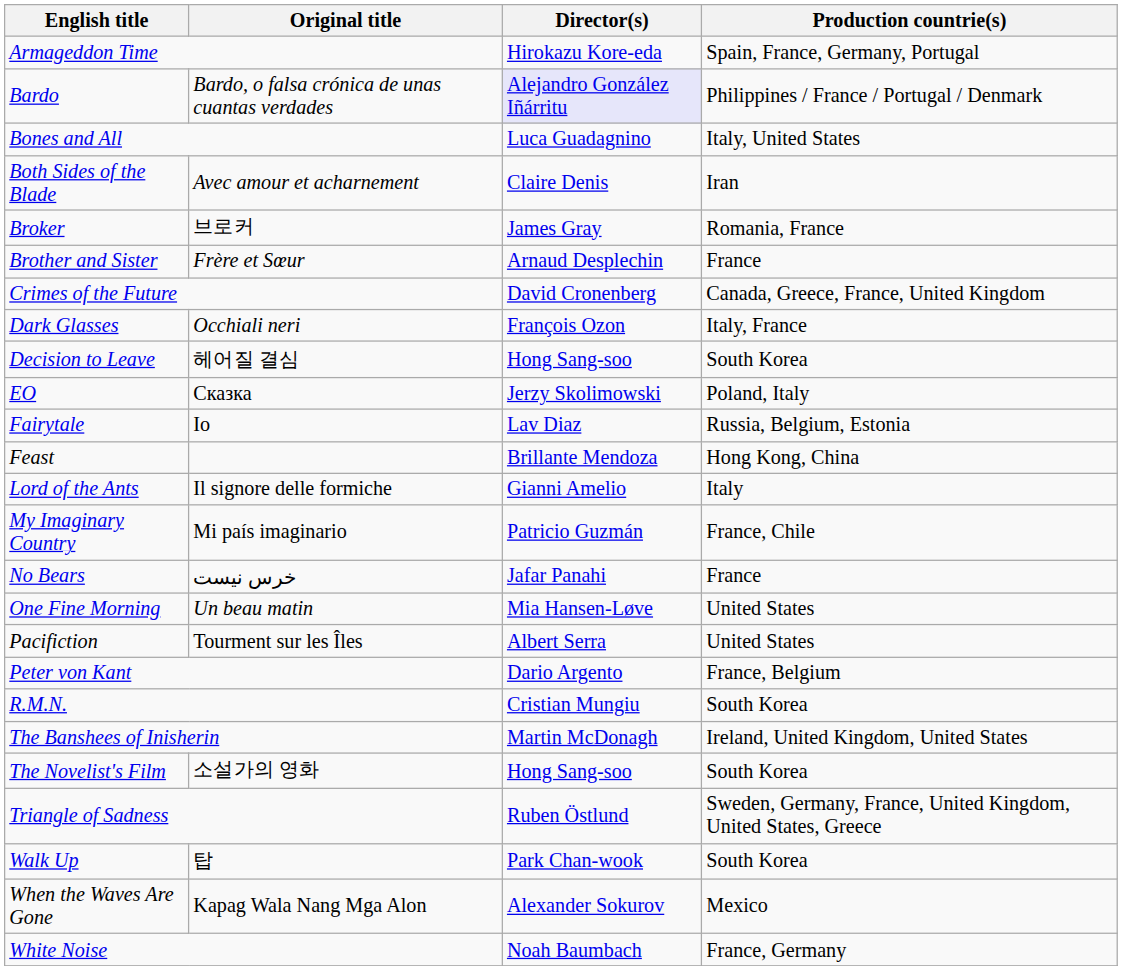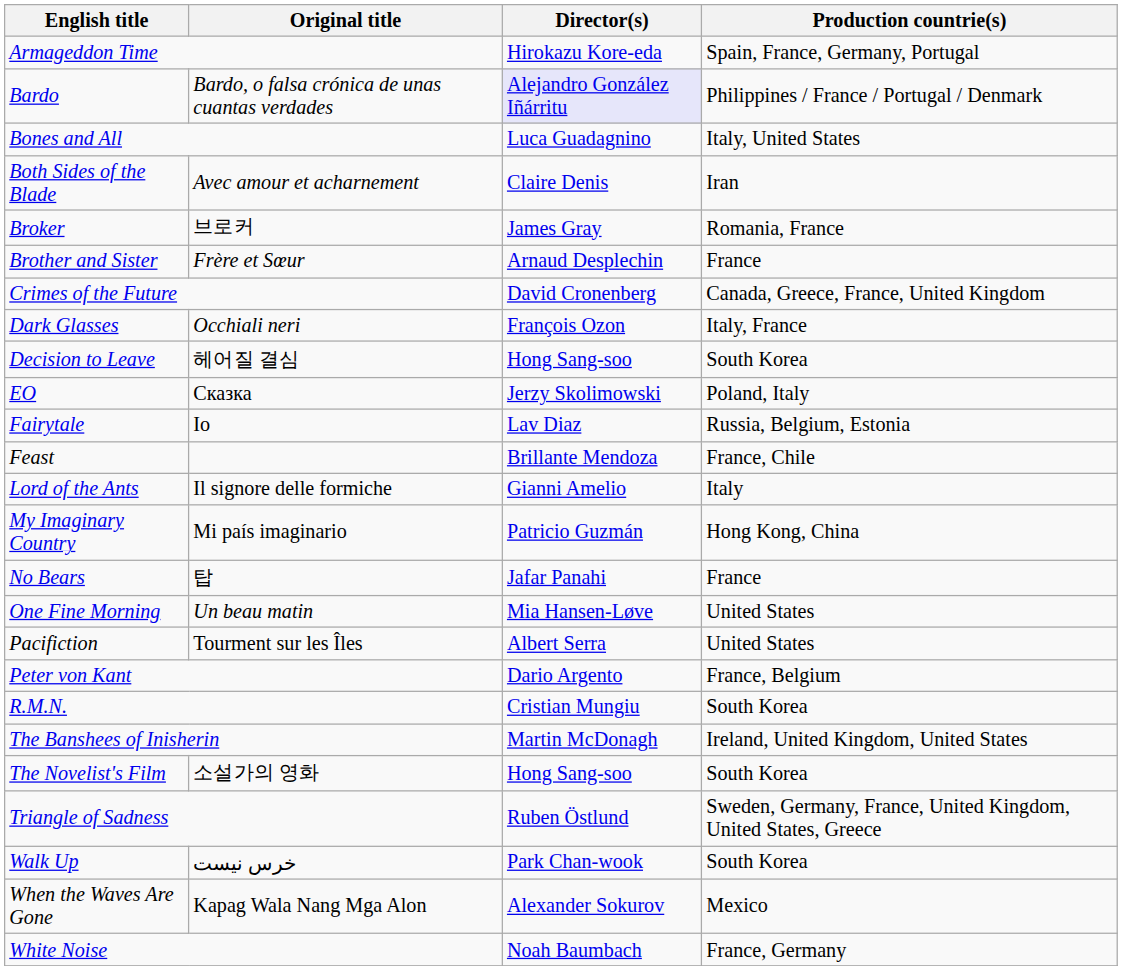(783, 457) Hong Kong, China -> (761, 457) France, Chile
(761, 532) France, Chile -> (783, 532) Hong Kong, China
(245, 576) خرس نیست -> (203, 576) 탑
(203, 860) 탑 -> (245, 862) خرس نیست
